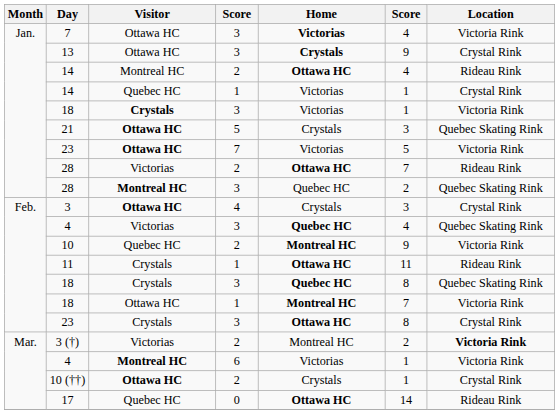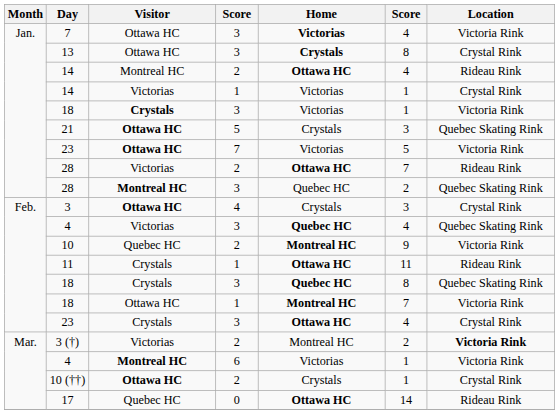(406, 52) 9 -> (406, 52) 8
(152, 91) Quebec HC -> (152, 91) Victorias
(406, 322) 8 -> (406, 322) 4
